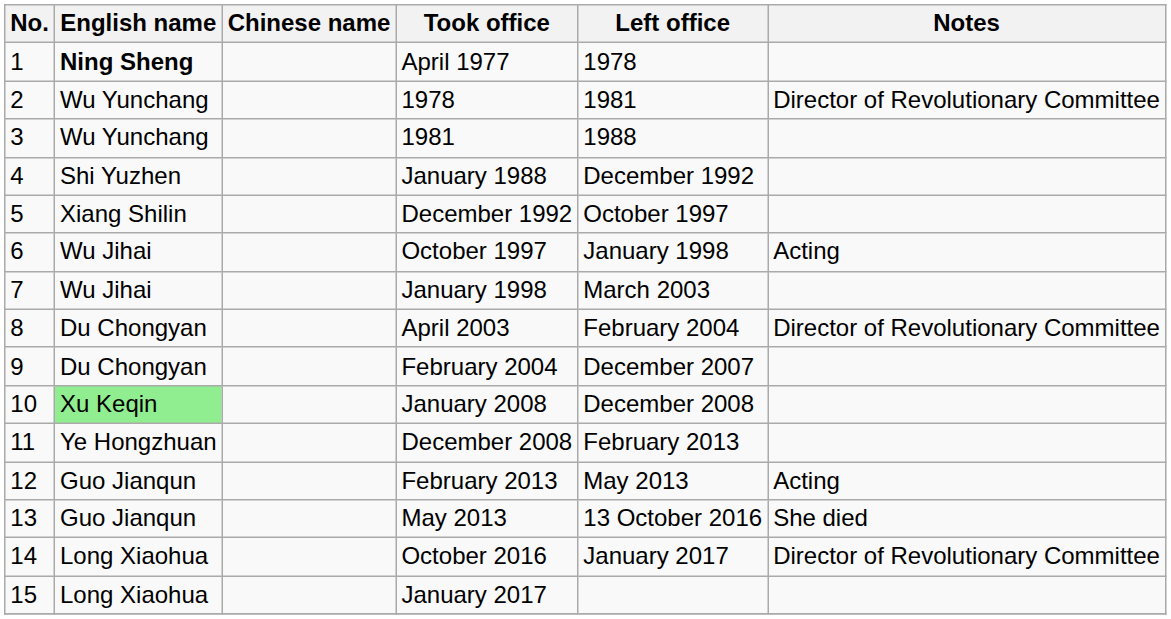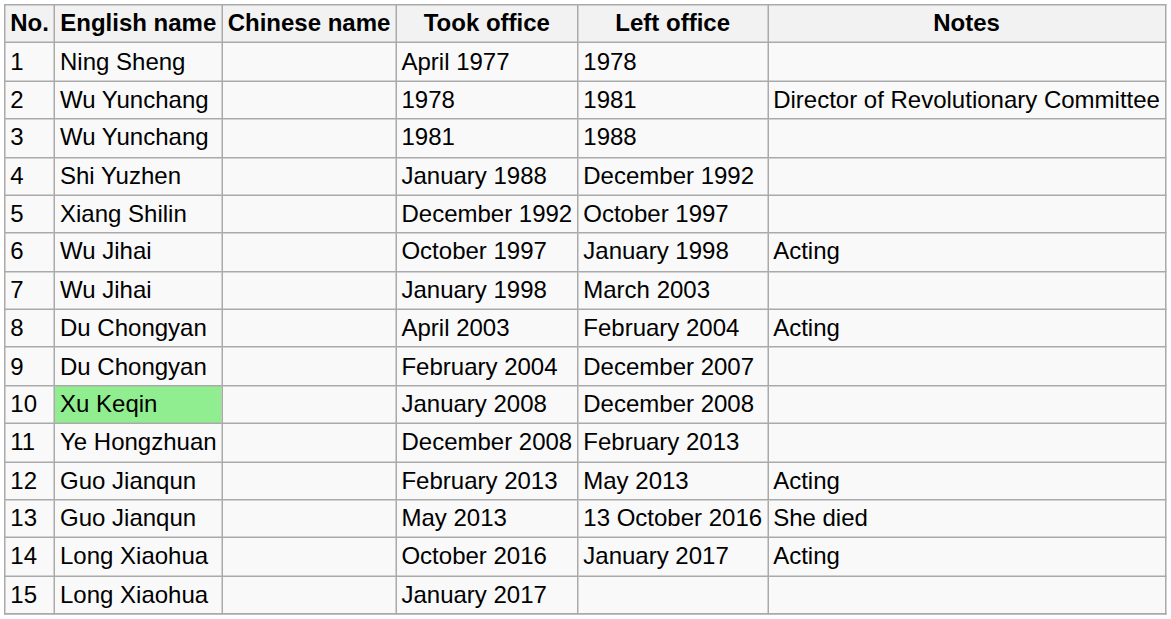(127, 61) bold -> (123, 61) normal
(967, 328) Director of Revolutionary Committee -> (806, 328) Acting
(967, 556) Director of Revolutionary Committee -> (806, 556) Acting
